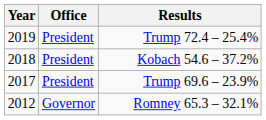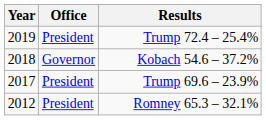(68, 59) President -> (69, 59) Governor
(69, 103) Governor -> (68, 103) President
